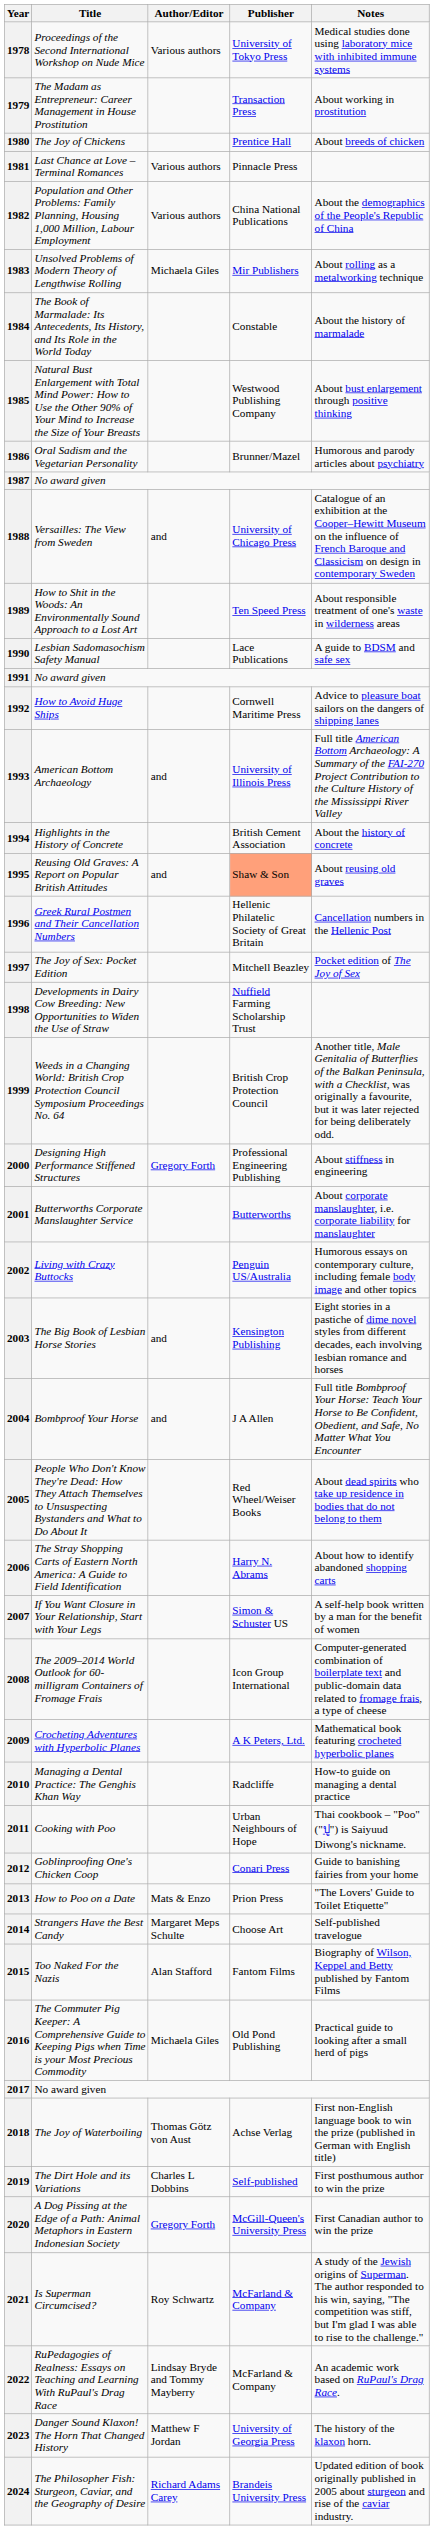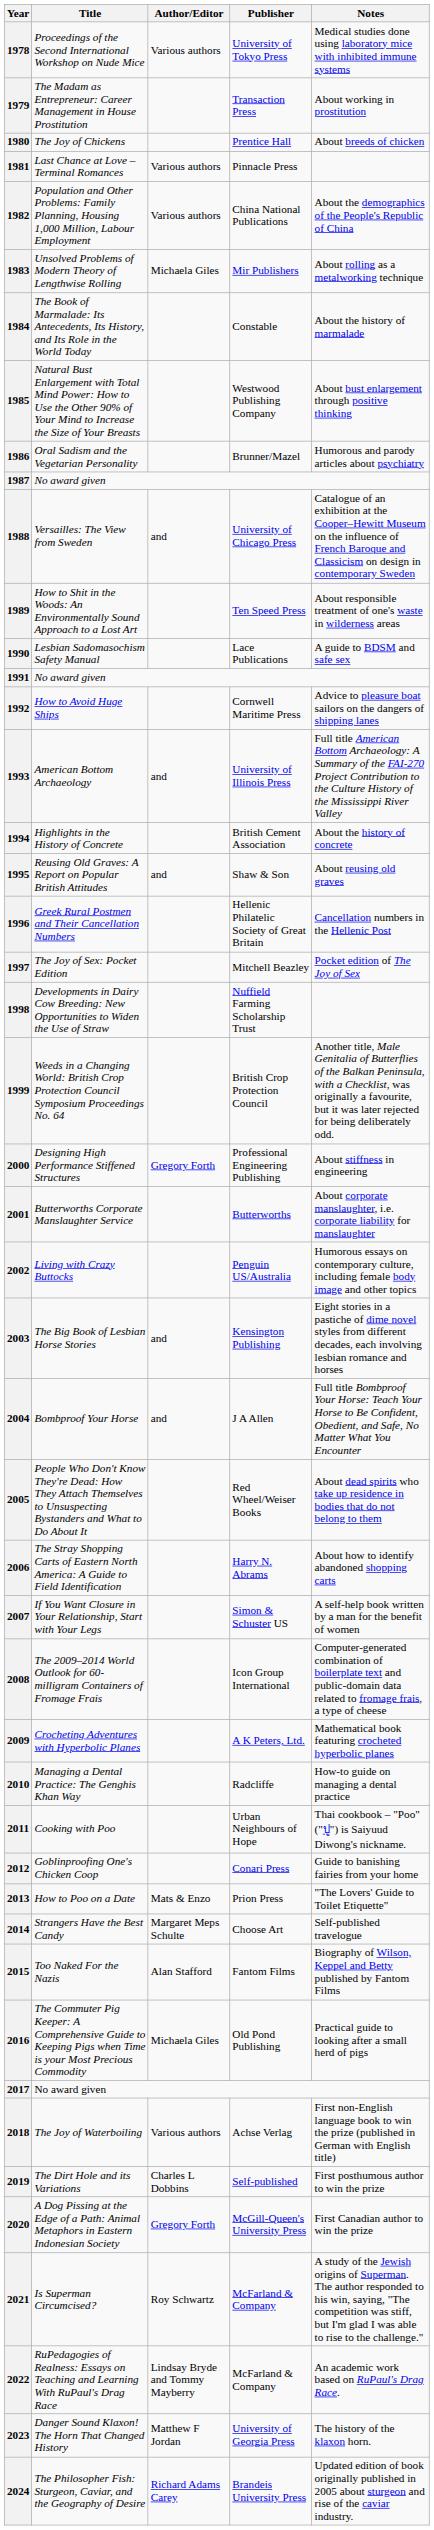(261, 874) lightsalmon background -> (261, 874) no background
(181, 2132) Thomas Götz von Aust -> (186, 2132) Various authors
